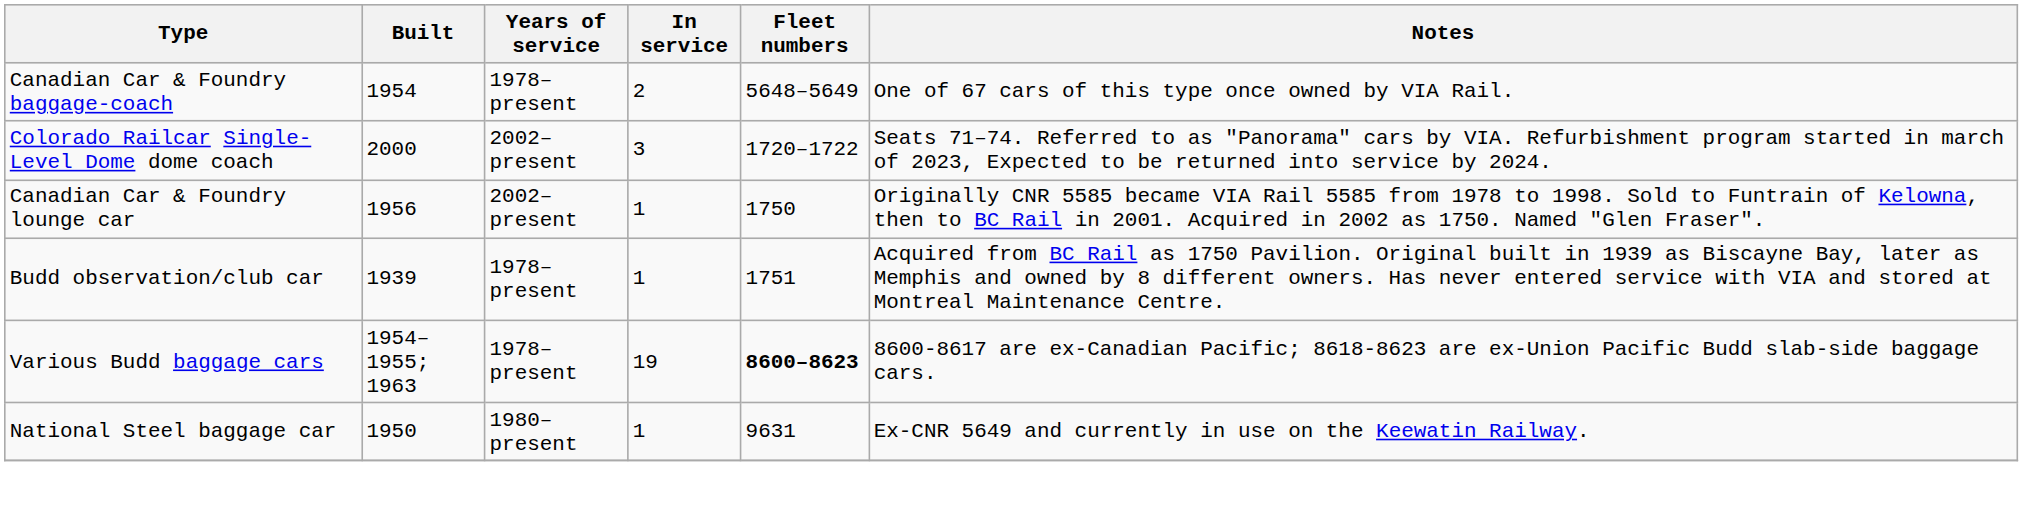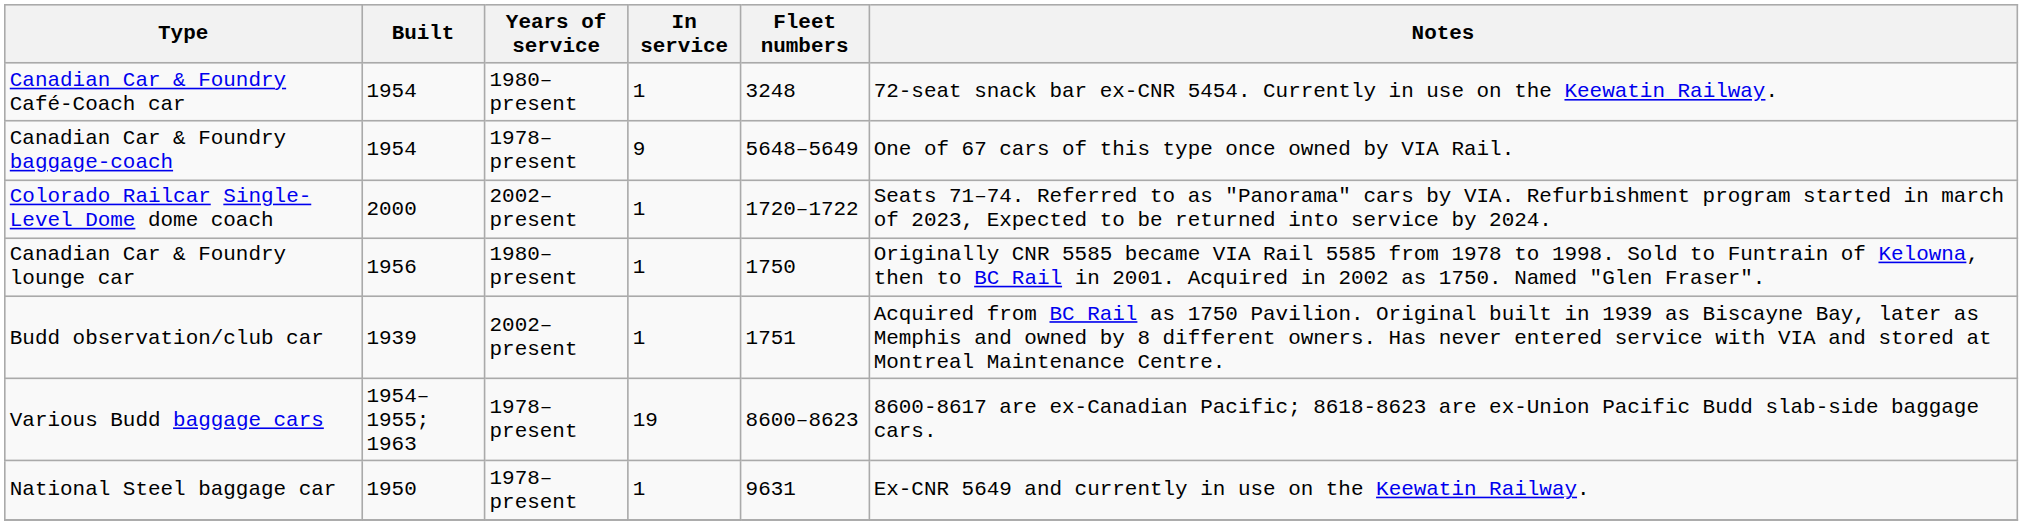+ row: (148, 92)
(639, 92) 2 -> (639, 150) 9
(639, 150) 3 -> (639, 209) 1
(534, 209) 2002–present -> (534, 267) 1980–present
(534, 279) 1978–present -> (534, 337) 2002–present
(802, 361) bold -> (802, 420) normal
(534, 432) 1980–present -> (534, 490) 1978–present
